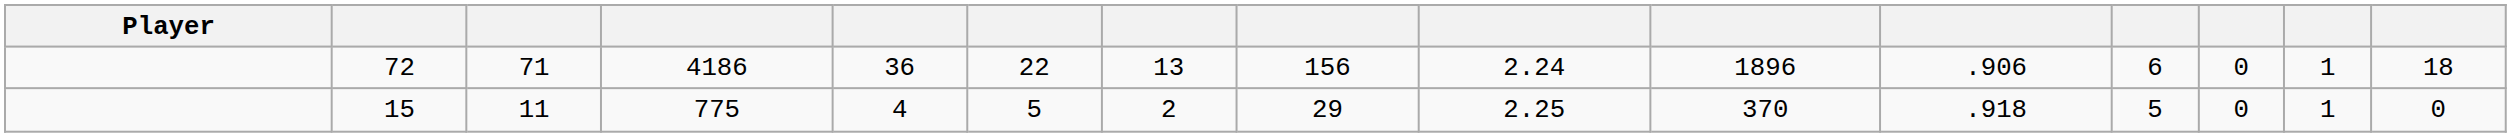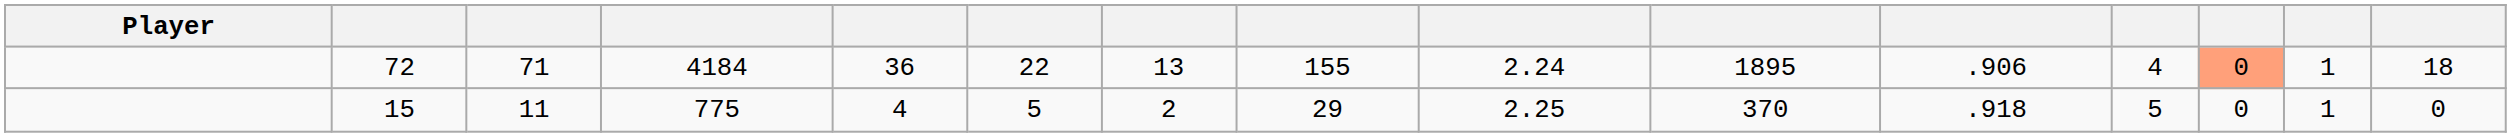(717, 68) 4186 -> (717, 68) 4184
(1327, 68) 156 -> (1327, 68) 155
(1765, 68) 1896 -> (1765, 68) 1895
(2155, 68) 6 -> (2155, 68) 4
(2241, 68) no background -> (2241, 68) lightsalmon background
